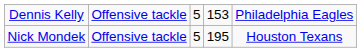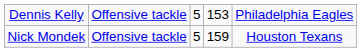(218, 36) 195 -> (218, 36) 159
